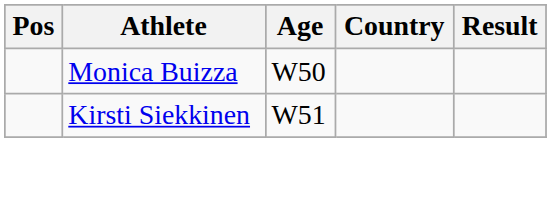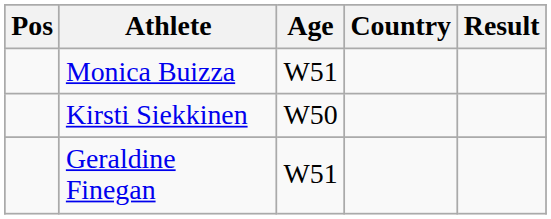(299, 70) W50 -> (311, 70) W51
(299, 114) W51 -> (311, 114) W50
+ row: (121, 174)
